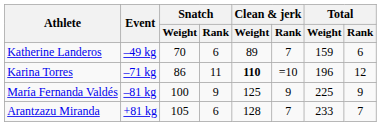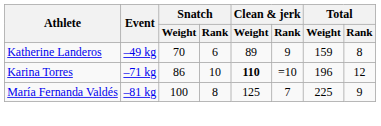(288, 53) 7 -> (287, 53) 9
(360, 53) 6 -> (359, 53) 8
(216, 72) 11 -> (215, 72) 10
(216, 92) 9 -> (215, 92) 8
(288, 92) 9 -> (287, 92) 7
- row: (53, 112)
